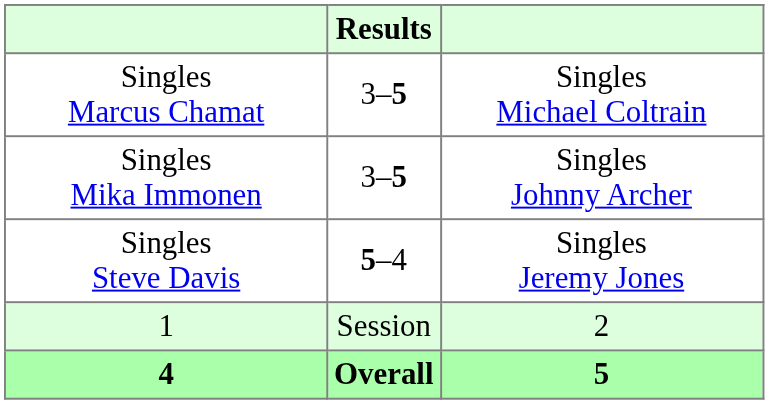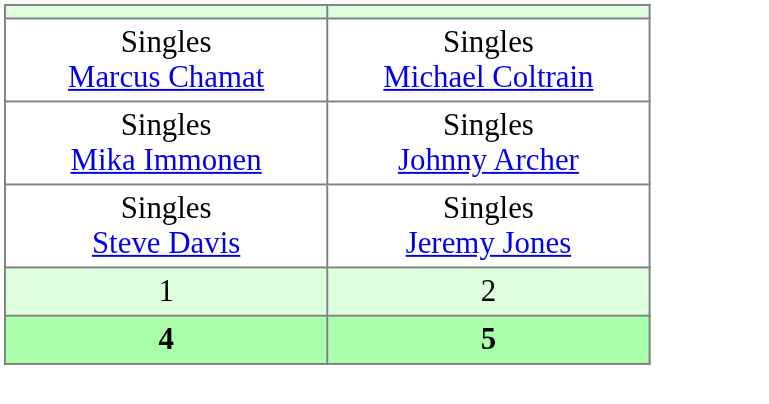- column: (384, 28)
